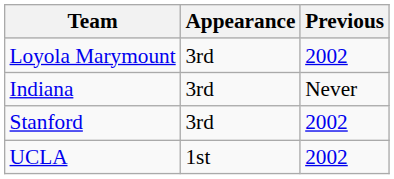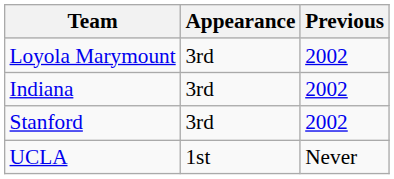(331, 88) Never -> (326, 88) 2002
(326, 156) 2002 -> (331, 156) Never
